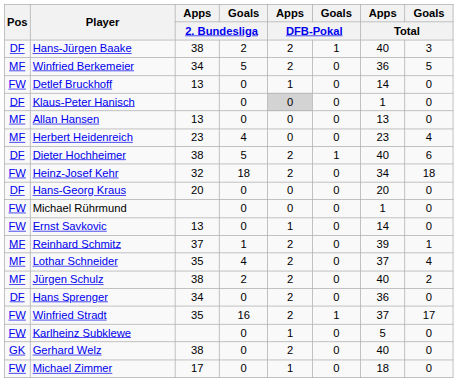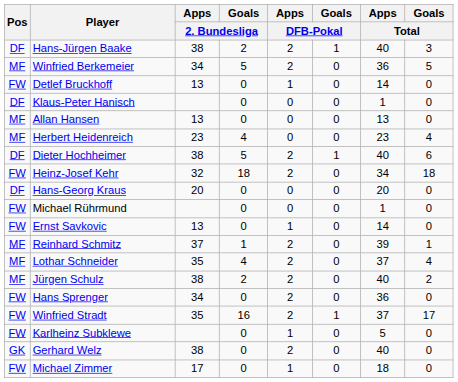(290, 102) lightgrey background -> (290, 102) no background
(17, 297) DF -> (17, 297) FW
